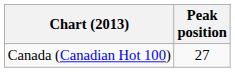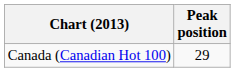(202, 55) 27 -> (202, 55) 29
